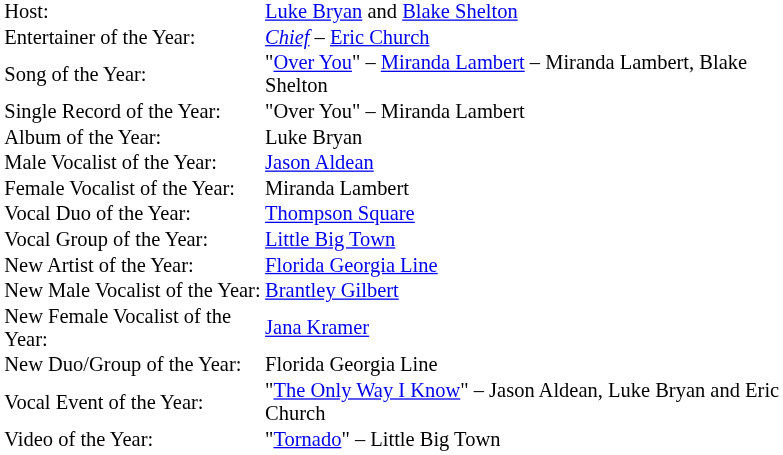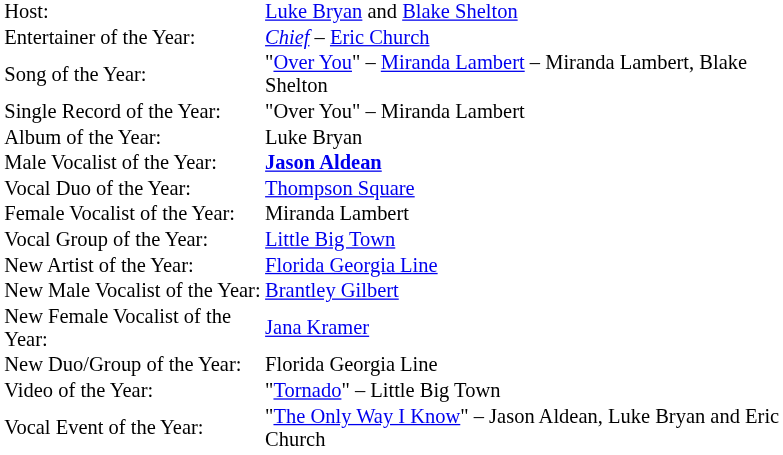(319, 162) normal -> (323, 162) bold
rows swapped: (120, 188) <-> (98, 213)
rows swapped: (79, 439) <-> (104, 402)
